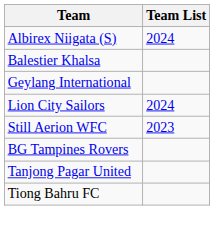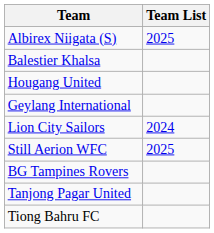(160, 37) 2024 -> (160, 37) 2025
+ row: (54, 82)
(160, 127) 2023 -> (160, 149) 2025
